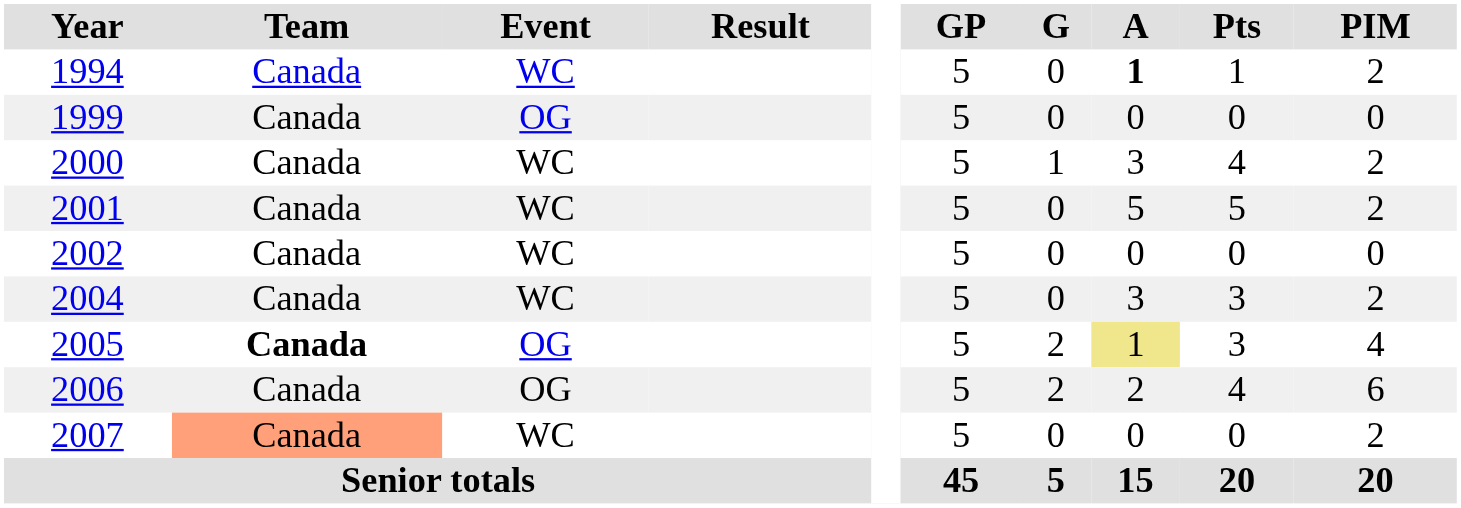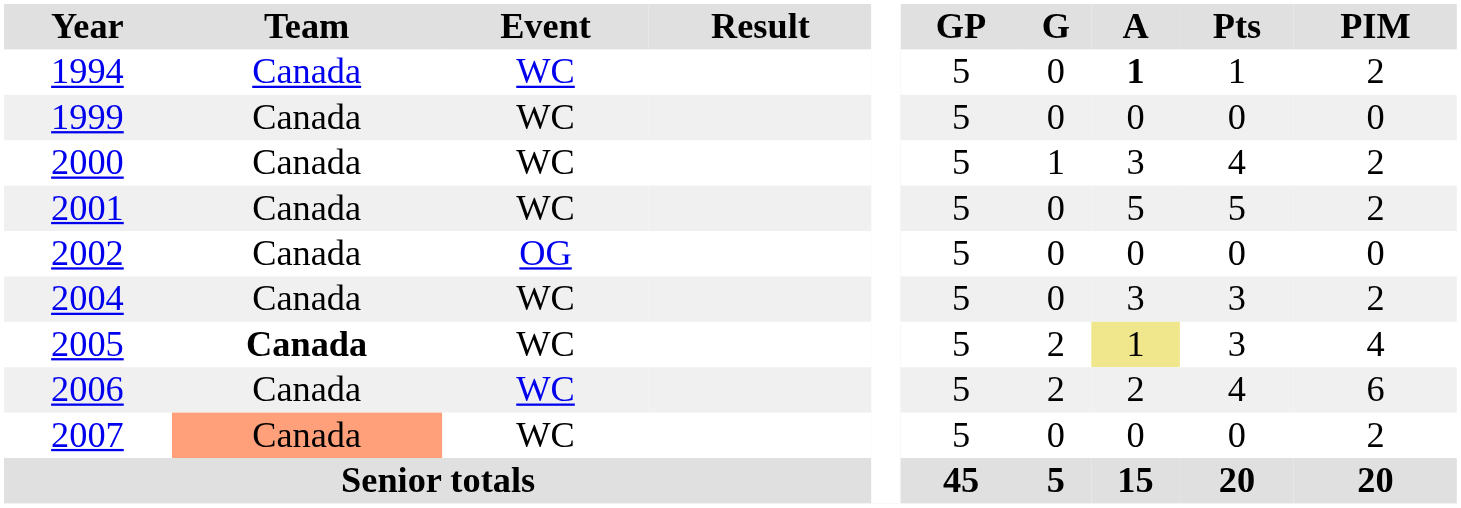(546, 116) OG -> (546, 116) WC
(546, 253) WC -> (546, 253) OG
(546, 343) OG -> (546, 343) WC
(546, 389) OG -> (546, 389) WC
